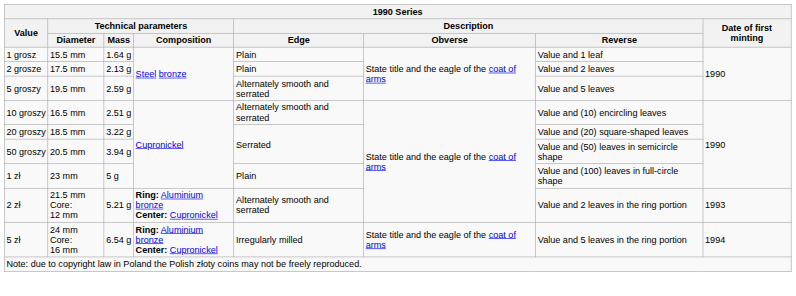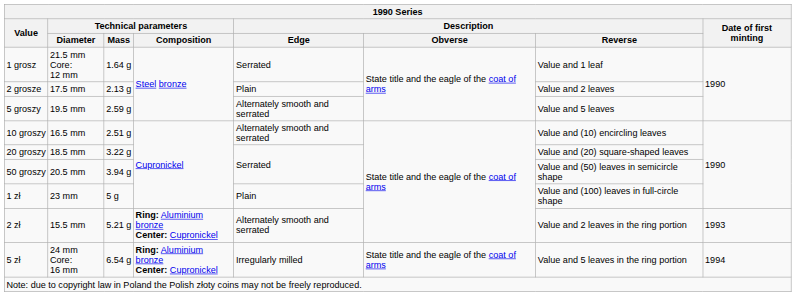(68, 55) 15.5 mm -> (68, 65) 21.5 mm Core: 12 mm
(246, 55) Plain -> (253, 65) Serrated
(68, 206) 21.5 mm Core: 12 mm -> (68, 226) 15.5 mm
